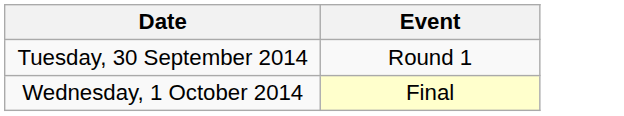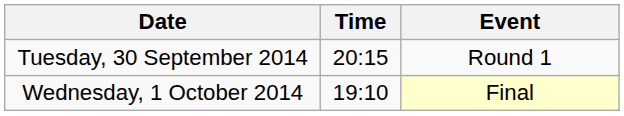+ column: (361, 22)
